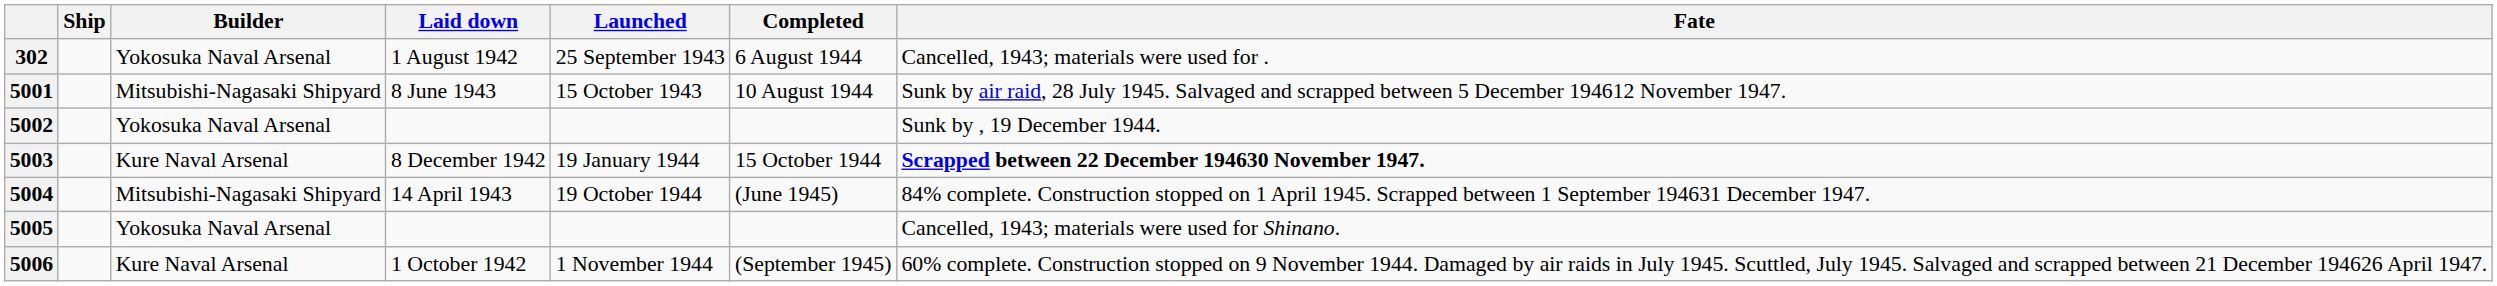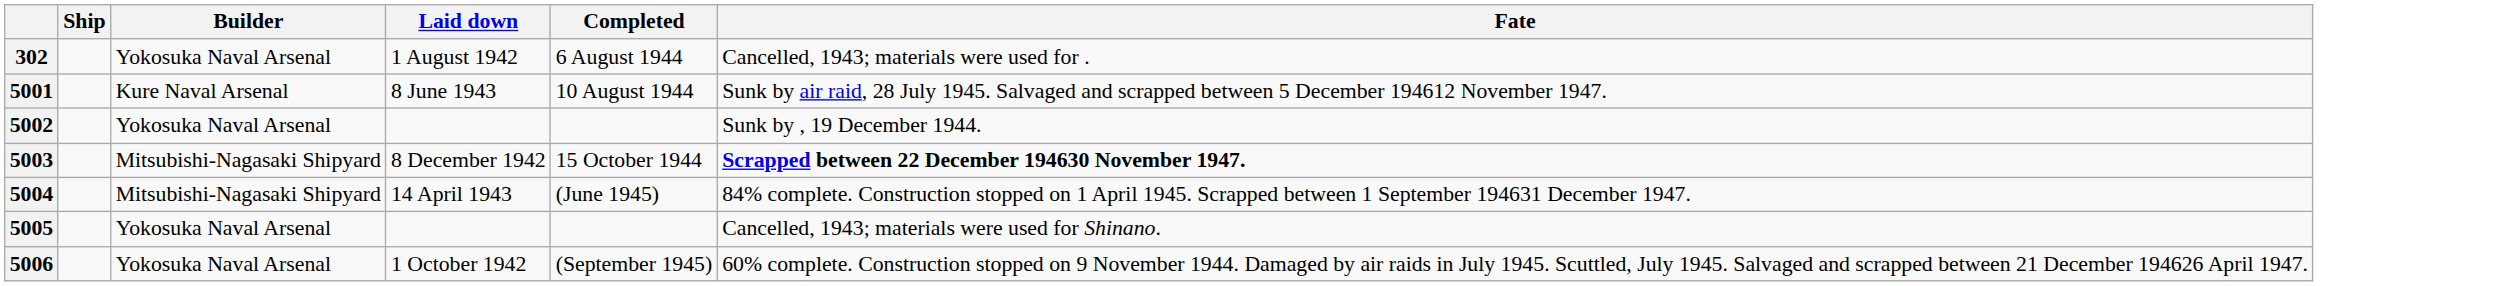- column: (640, 21)
(248, 90) Mitsubishi-Nagasaki Shipyard -> (202, 90) Kure Naval Arsenal
(202, 159) Kure Naval Arsenal -> (248, 159) Mitsubishi-Nagasaki Shipyard
(202, 263) Kure Naval Arsenal -> (223, 263) Yokosuka Naval Arsenal
